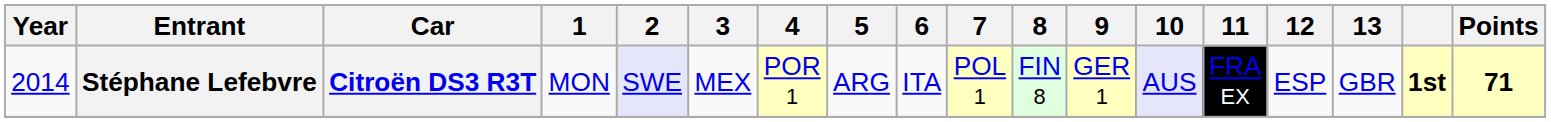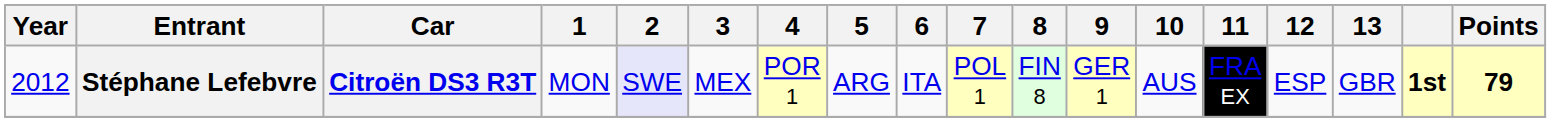(40, 81) 2014 -> (40, 81) 2012
(1170, 81) lavender background -> (1170, 81) no background
(1499, 81) 71 -> (1499, 81) 79
